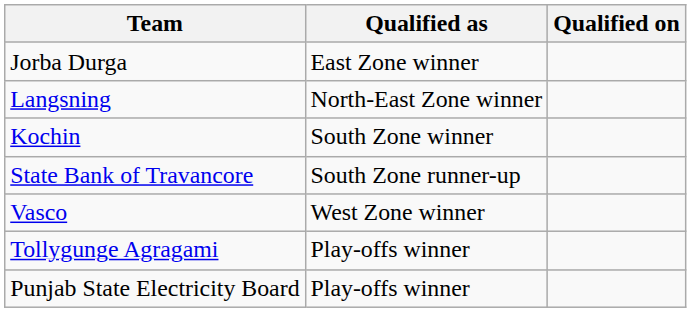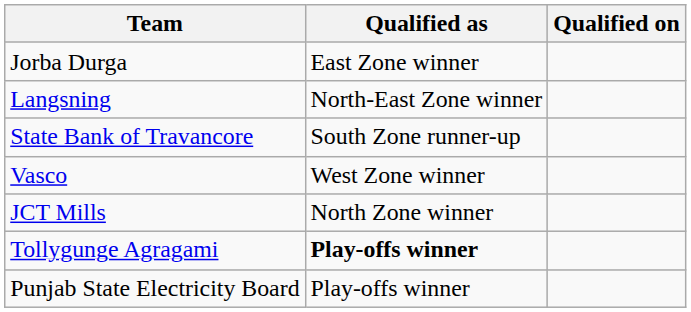- row: (45, 136)
+ row: (58, 212)
(390, 250) normal -> (394, 250) bold
